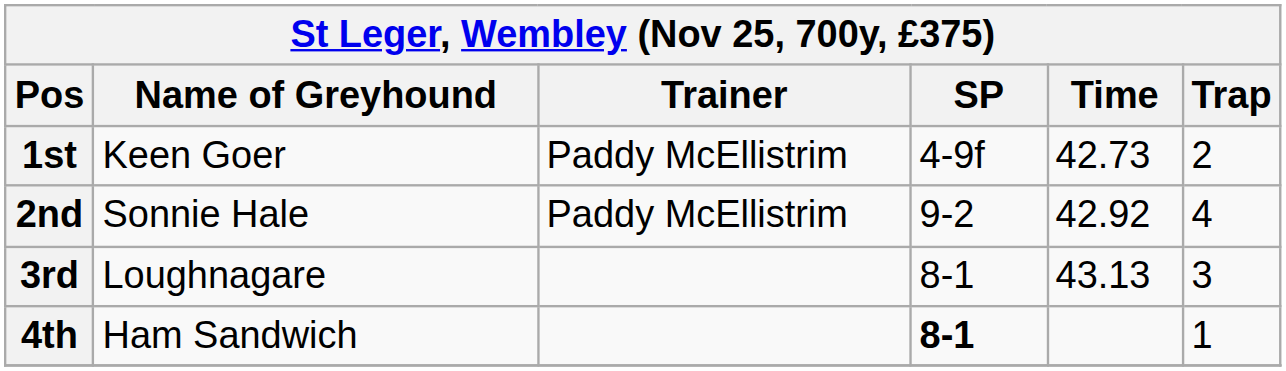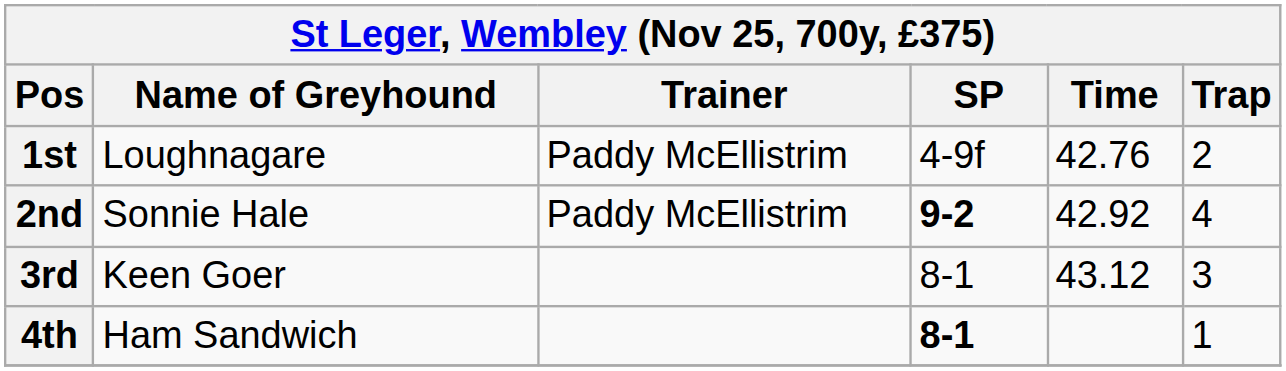(194, 154) Keen Goer -> (214, 154) Loughnagare
(1103, 154) 42.73 -> (1103, 154) 42.76
(947, 214) normal -> (947, 214) bold
(214, 275) Loughnagare -> (194, 275) Keen Goer
(1103, 275) 43.13 -> (1103, 275) 43.12
